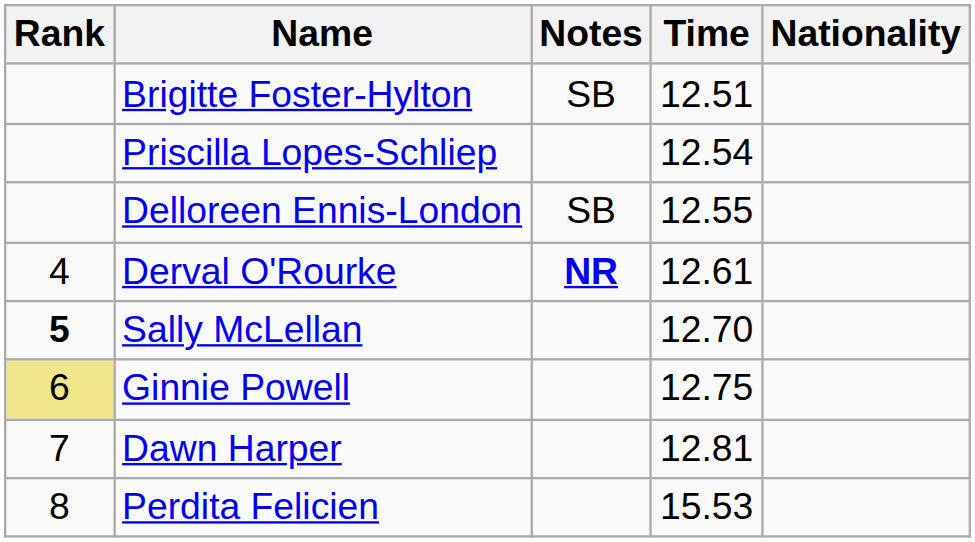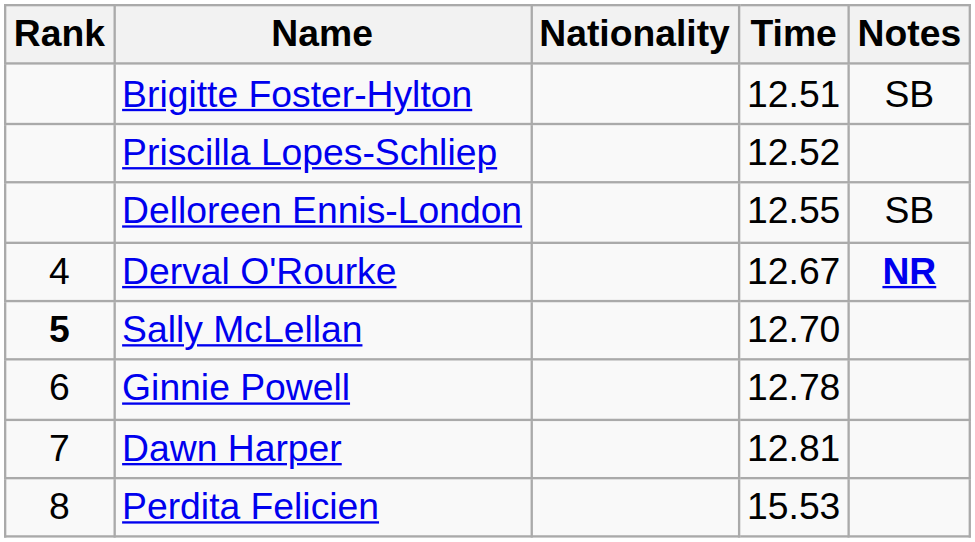columns swapped: (866, 34) <-> (591, 34)
(707, 152) 12.54 -> (794, 152) 12.52
(707, 270) 12.61 -> (794, 270) 12.67
(59, 388) khaki background -> (59, 388) no background
(707, 388) 12.75 -> (794, 388) 12.78
